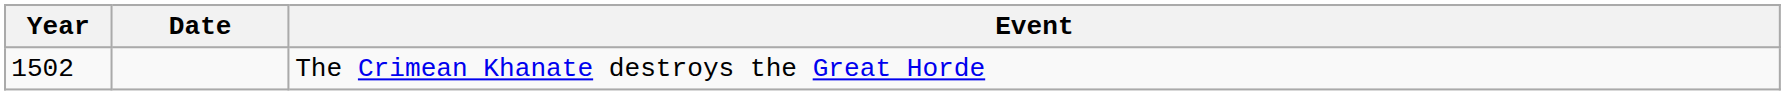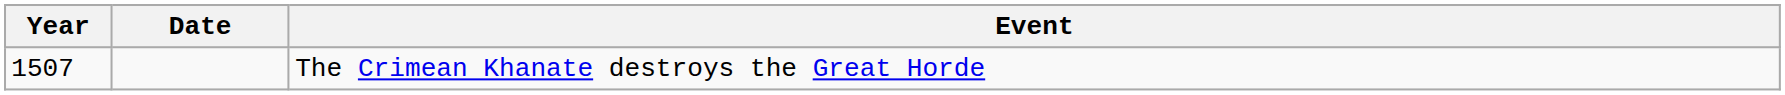(43, 69) 1502 -> (43, 69) 1507
